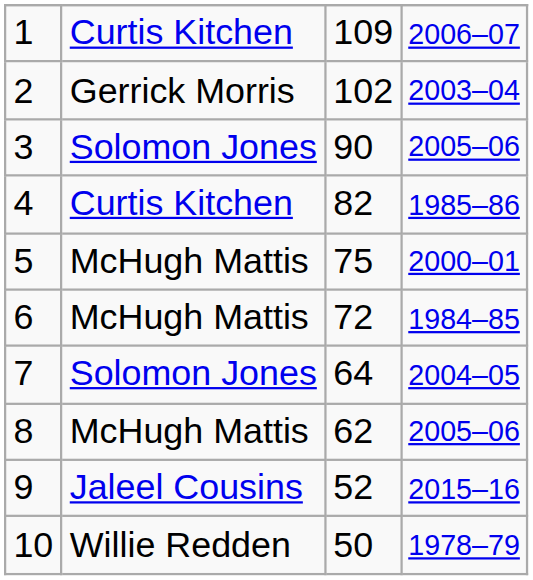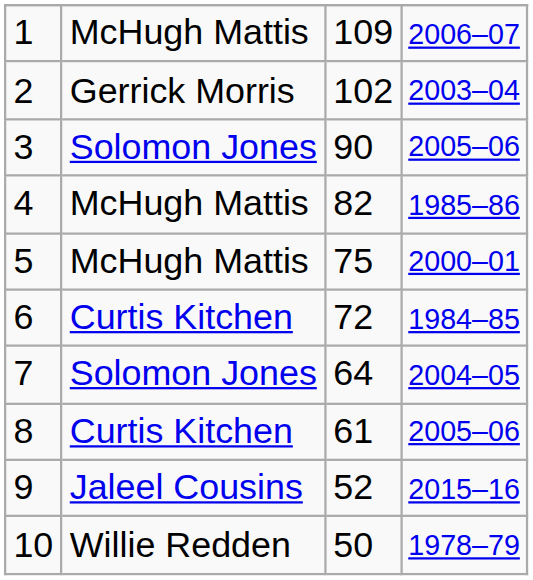(181, 32) Curtis Kitchen -> (189, 32) McHugh Mattis
(181, 203) Curtis Kitchen -> (189, 203) McHugh Mattis
(189, 317) McHugh Mattis -> (181, 317) Curtis Kitchen
(189, 430) McHugh Mattis -> (181, 430) Curtis Kitchen
(353, 430) 62 -> (353, 430) 61
